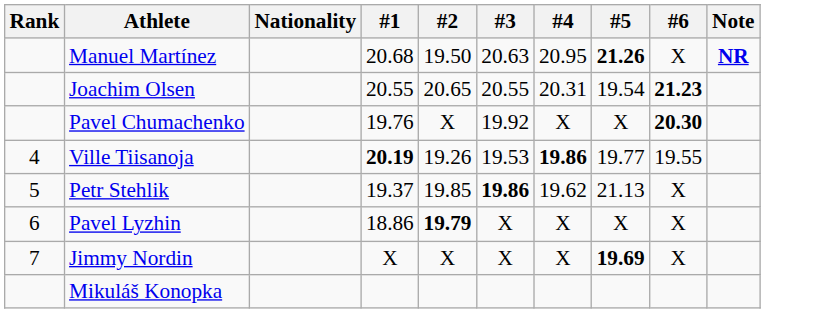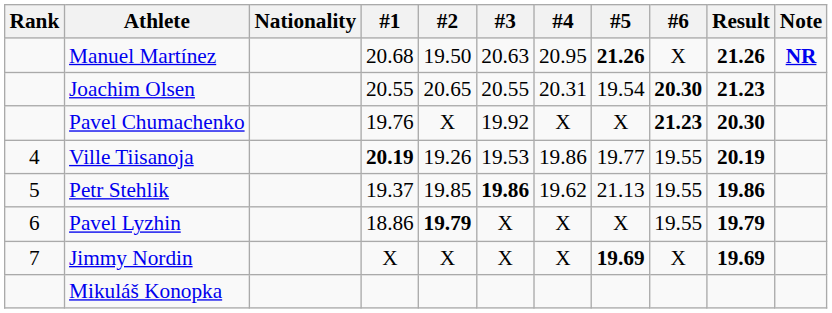+ column: (741, 21)
(678, 88) 21.23 -> (678, 88) 20.30
(678, 122) 20.30 -> (678, 122) 21.23
(563, 156) bold -> (563, 156) normal
(678, 190) X -> (678, 190) 19.55
(678, 223) X -> (678, 223) 19.55
